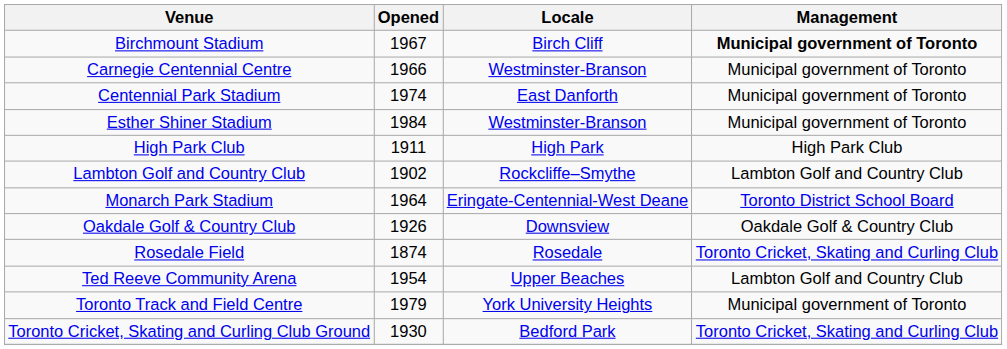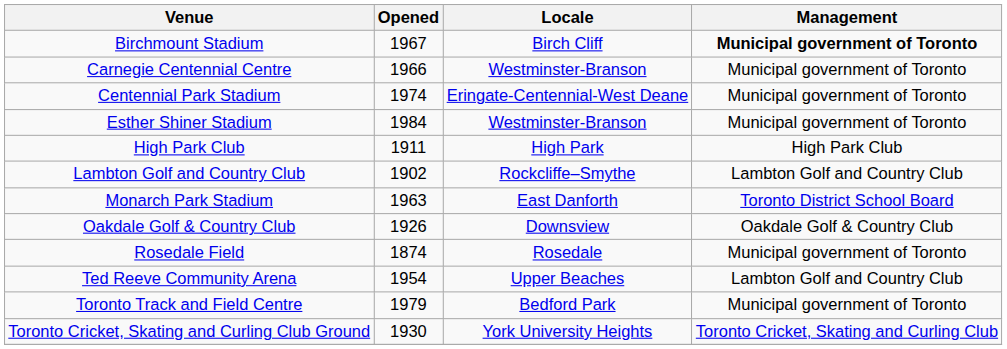(567, 95) East Danforth -> (567, 95) Eringate-Centennial-West Deane
(408, 200) 1964 -> (408, 200) 1963
(567, 200) Eringate-Centennial-West Deane -> (567, 200) East Danforth
(847, 252) Toronto Cricket, Skating and Curling Club -> (847, 252) Municipal government of Toronto
(567, 305) York University Heights -> (567, 305) Bedford Park
(567, 331) Bedford Park -> (567, 331) York University Heights
